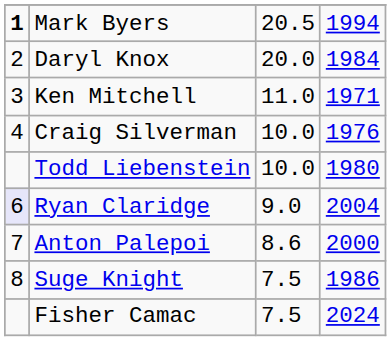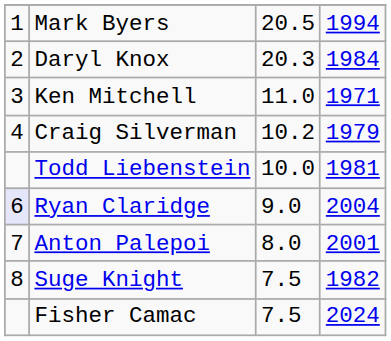(17, 23) bold -> (17, 23) normal
(288, 60) 20.0 -> (288, 60) 20.3
(288, 133) 10.0 -> (288, 133) 10.2
(353, 133) 1976 -> (353, 133) 1979
(353, 170) 1980 -> (353, 170) 1981
(281, 243) 8.6 -> (281, 243) 8.0
(353, 243) 2000 -> (353, 243) 2001
(353, 280) 1986 -> (353, 280) 1982
